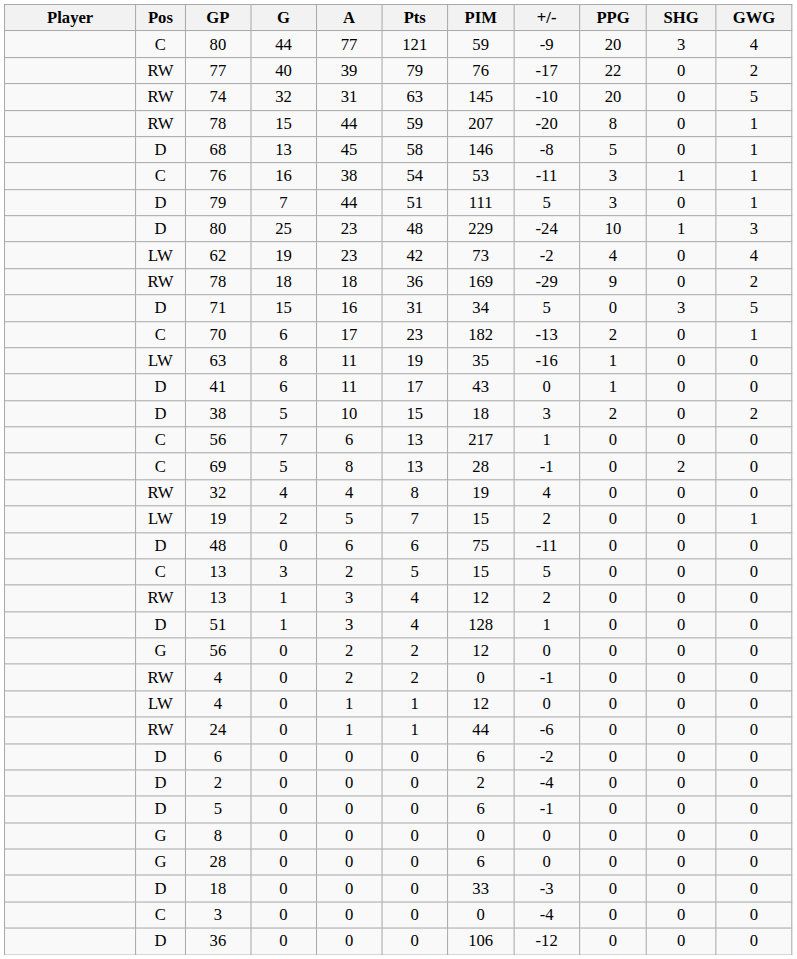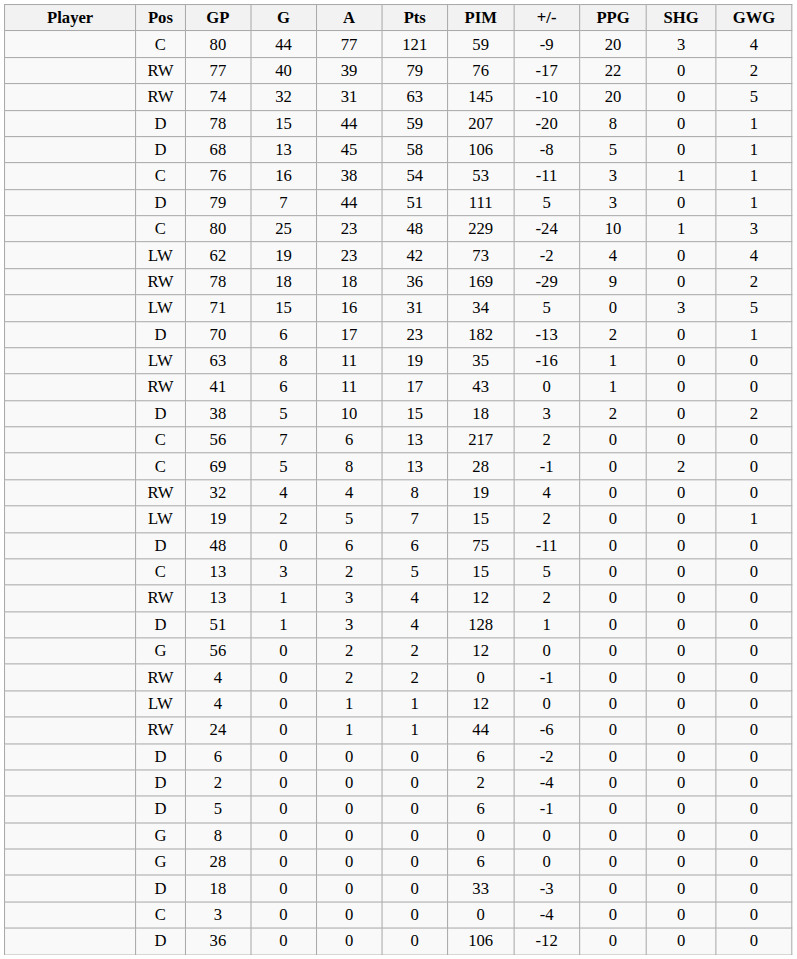(160, 123) RW -> (160, 123) D
(481, 149) 146 -> (481, 149) 106
(160, 228) D -> (160, 228) C
(160, 307) D -> (160, 307) LW
(160, 334) C -> (160, 334) D
(160, 387) D -> (160, 387) RW
(547, 439) 1 -> (547, 439) 2
